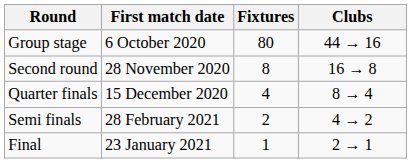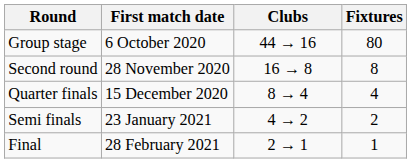columns swapped: (266, 17) <-> (352, 17)
(162, 119) 28 February 2021 -> (158, 119) 23 January 2021
(158, 145) 23 January 2021 -> (162, 145) 28 February 2021
